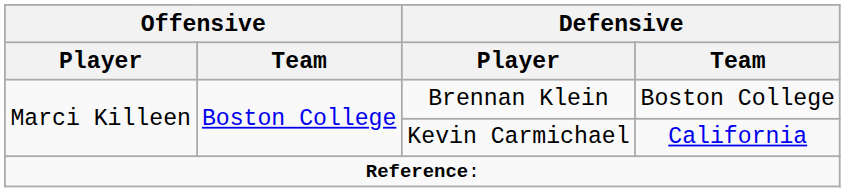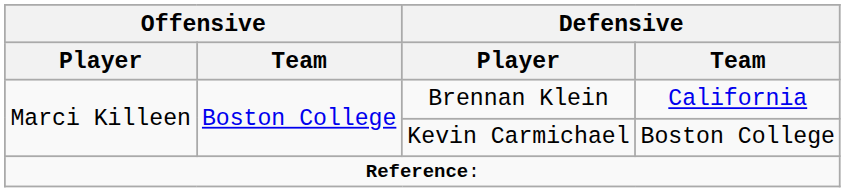(738, 99) Boston College -> (738, 99) California
(738, 137) California -> (738, 137) Boston College
